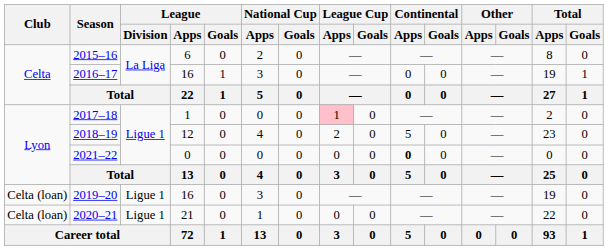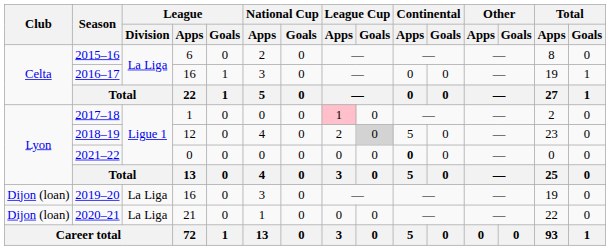(372, 134) no background -> (375, 134) lightgrey background
(37, 194) Celta (loan) -> (38, 194) Dijon (loan)
(145, 194) Ligue 1 -> (147, 194) La Liga
(37, 214) Celta (loan) -> (38, 214) Dijon (loan)
(145, 214) Ligue 1 -> (147, 214) La Liga
